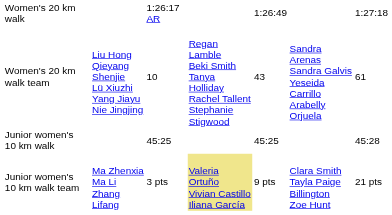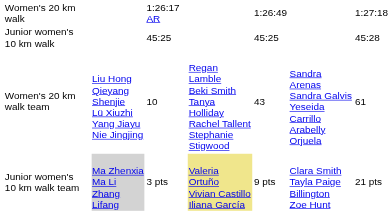rows swapped: (40, 77) <-> (39, 140)
(118, 188) no background -> (118, 188) lightgrey background
